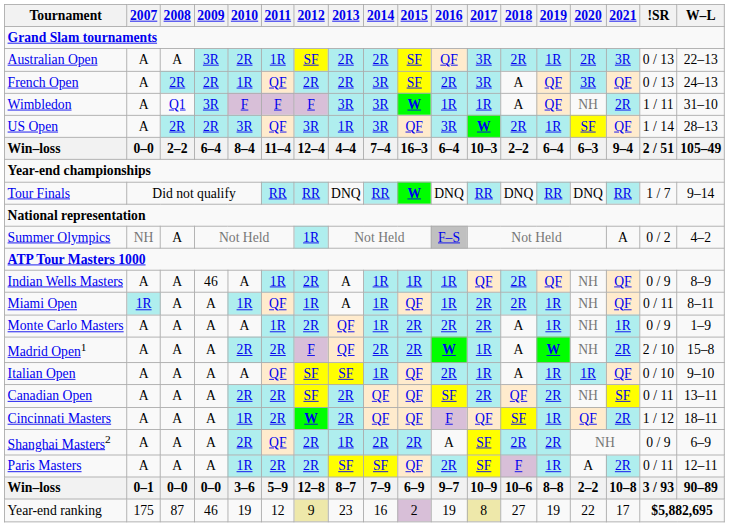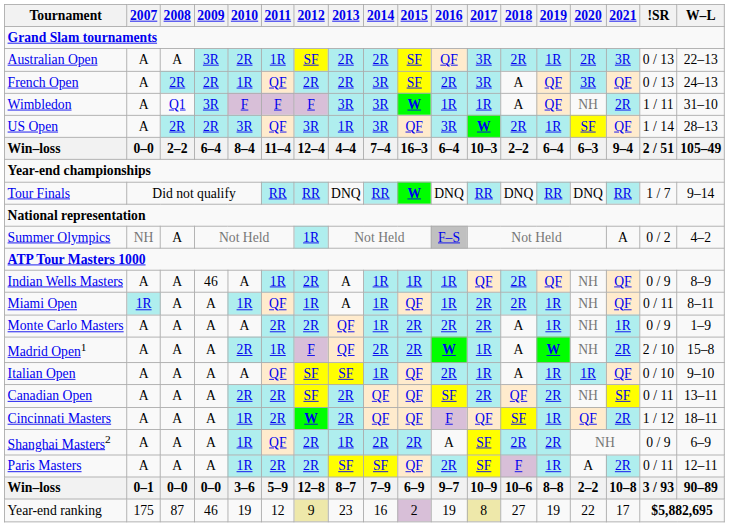(278, 325) 1R -> (278, 325) 2R
(278, 349) 2R -> (278, 349) 1R
(245, 441) 2R -> (245, 441) 1R
